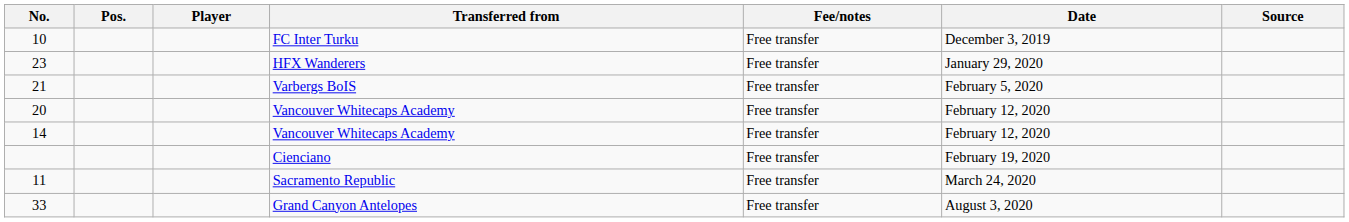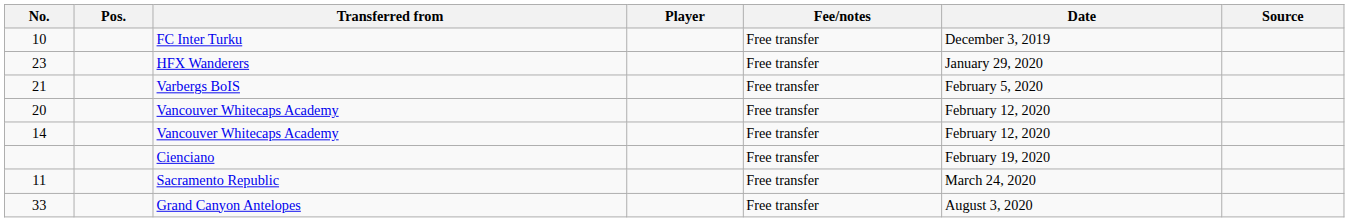columns swapped: (211, 16) <-> (506, 16)
